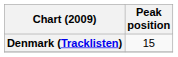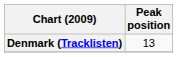(149, 43) 15 -> (149, 43) 13
